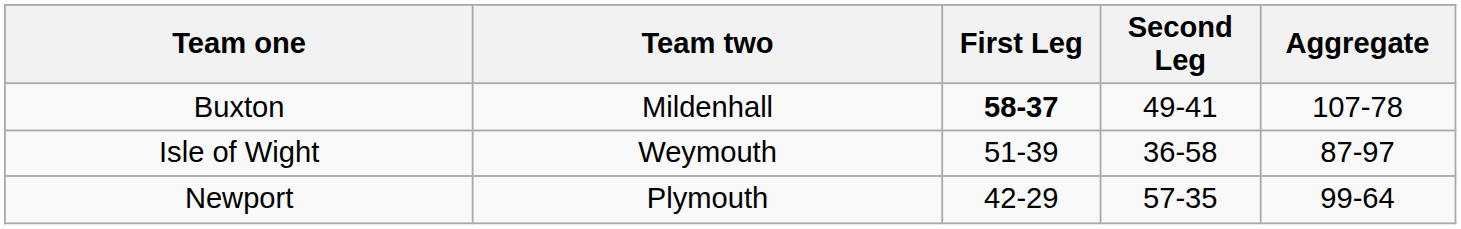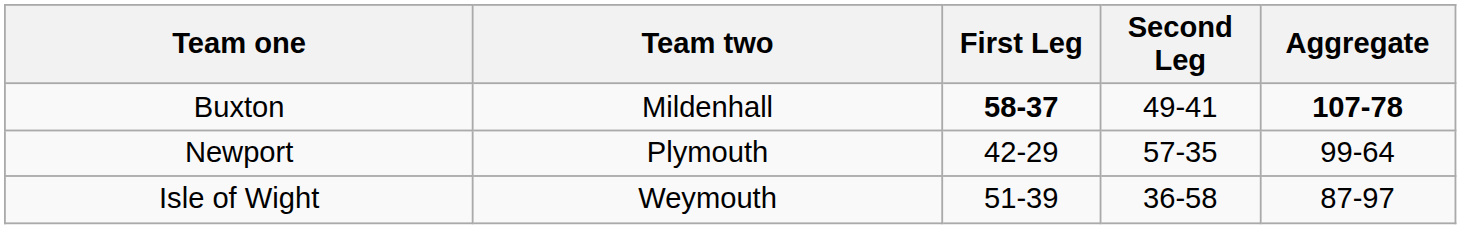(1357, 106) normal -> (1357, 106) bold
rows swapped: (239, 152) <-> (239, 198)
